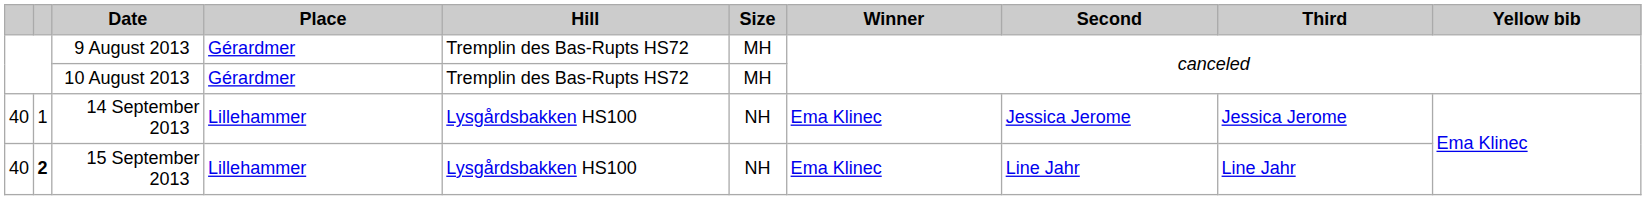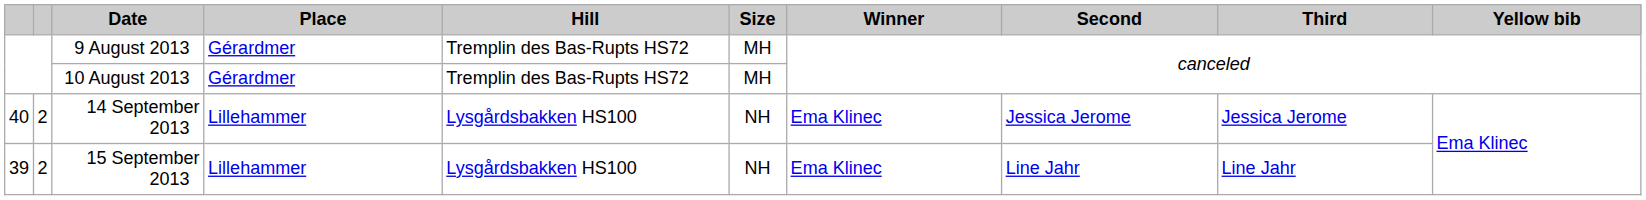(42, 117) 1 -> (42, 117) 2
(19, 168) 40 -> (19, 168) 39
(42, 168) bold -> (42, 168) normal
